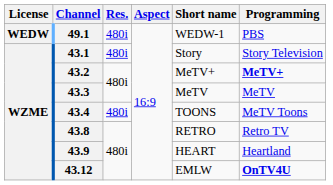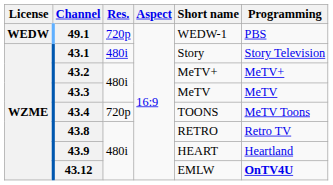(117, 33) 480i -> (118, 33) 720p
(263, 72) bold -> (264, 72) normal
(117, 111) 480i -> (118, 111) 720p
